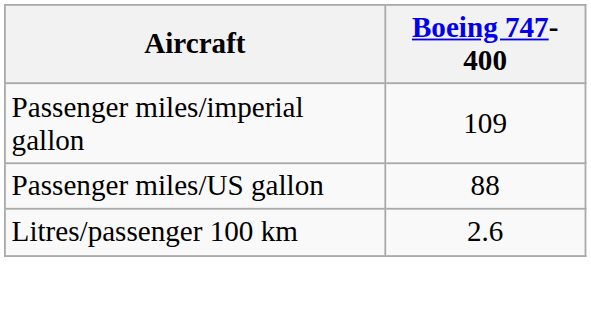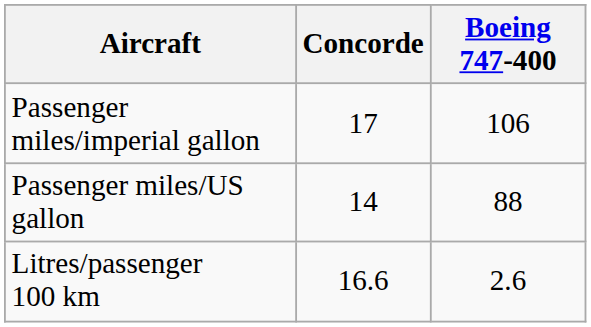+ column: (363, 43)
(485, 122) 109 -> (508, 122) 106
